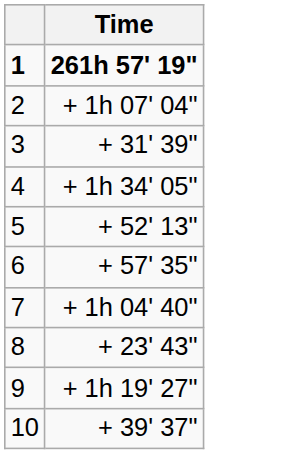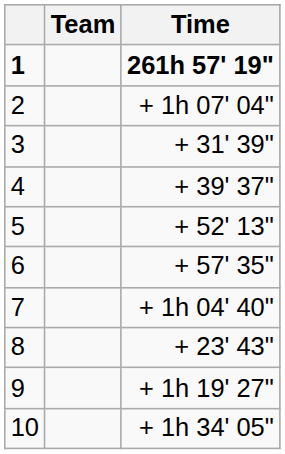+ column: (83, 24)
(130, 186) + 1h 34' 05" -> (224, 186) + 39' 37"
(148, 428) + 39' 37" -> (206, 428) + 1h 34' 05"
